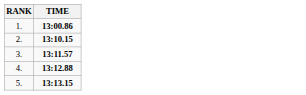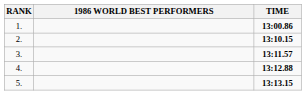+ column: (144, 12)
